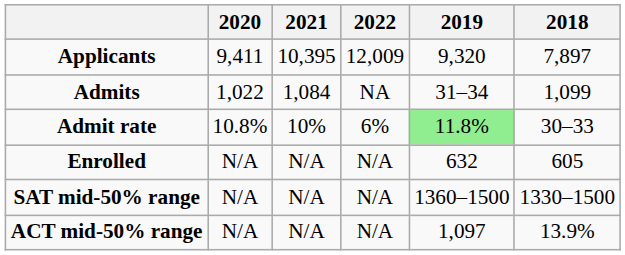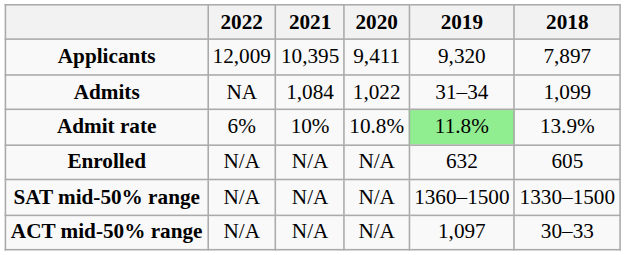columns swapped: (375, 22) <-> (240, 22)
(567, 127) 30–33 -> (567, 127) 13.9%
(567, 232) 13.9% -> (567, 232) 30–33
